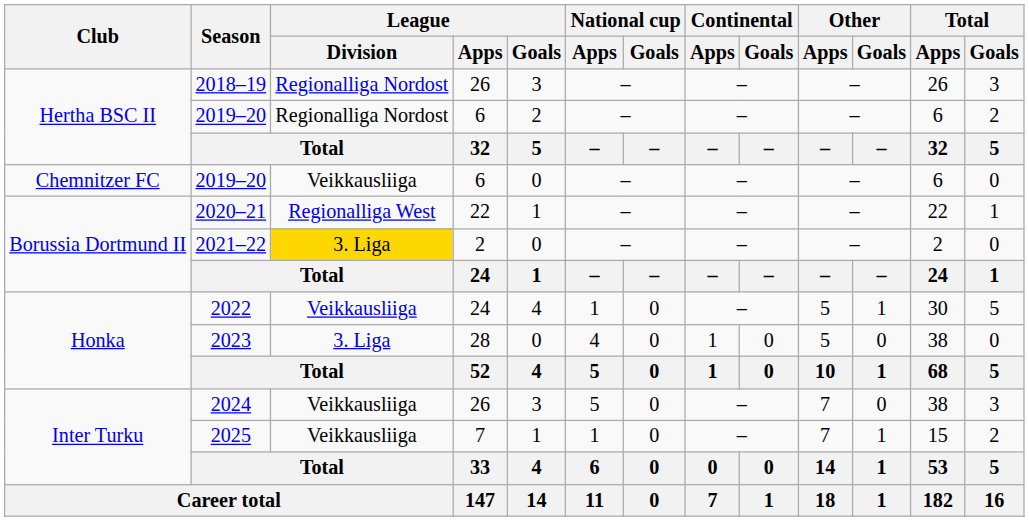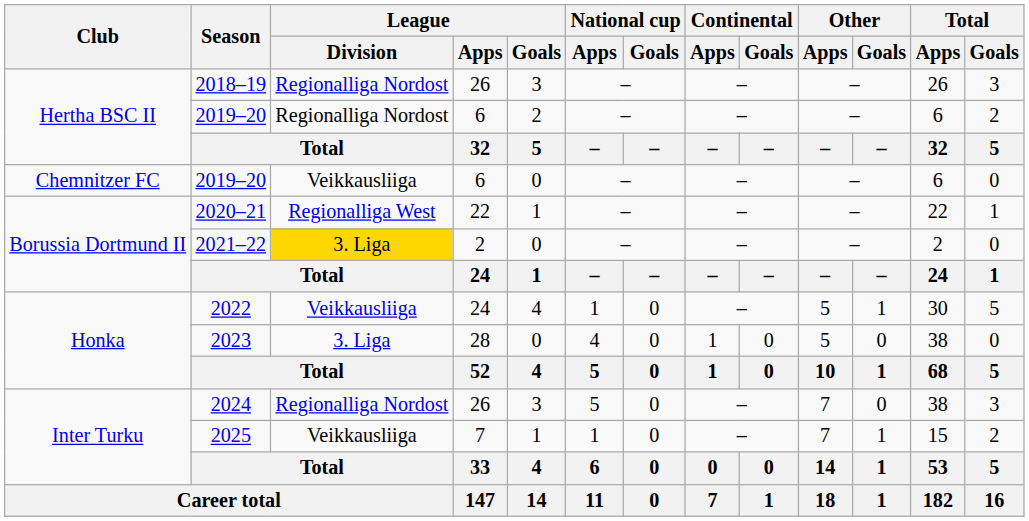(362, 404) Veikkausliiga -> (362, 404) Regionalliga Nordost
